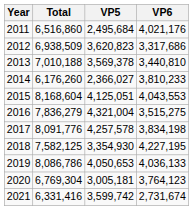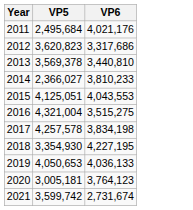- column: (59, 12)
